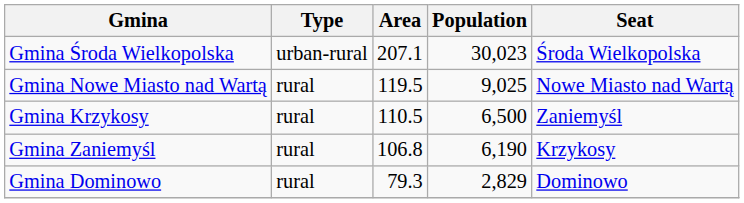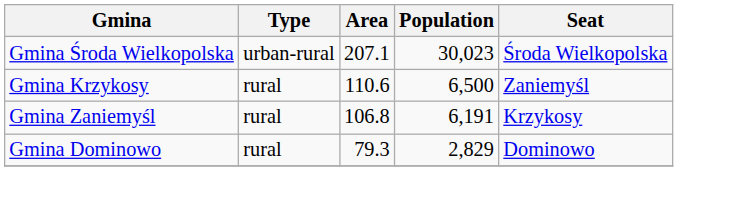- row: (138, 85)
(400, 117) 110.5 -> (367, 85) 110.6
(504, 149) 6,190 -> (471, 117) 6,191
